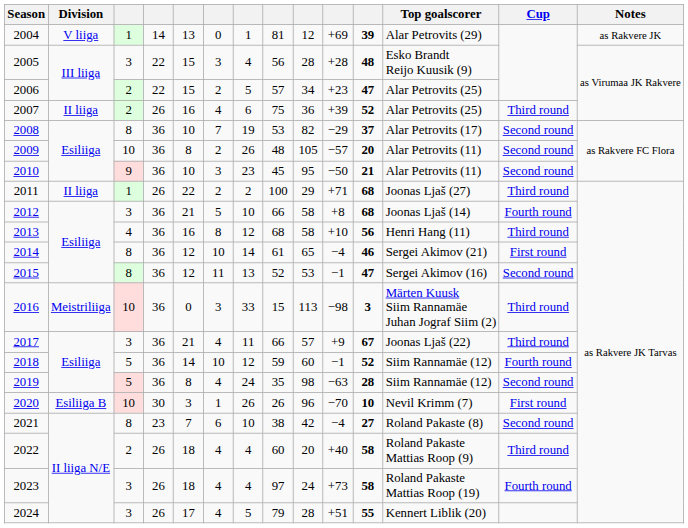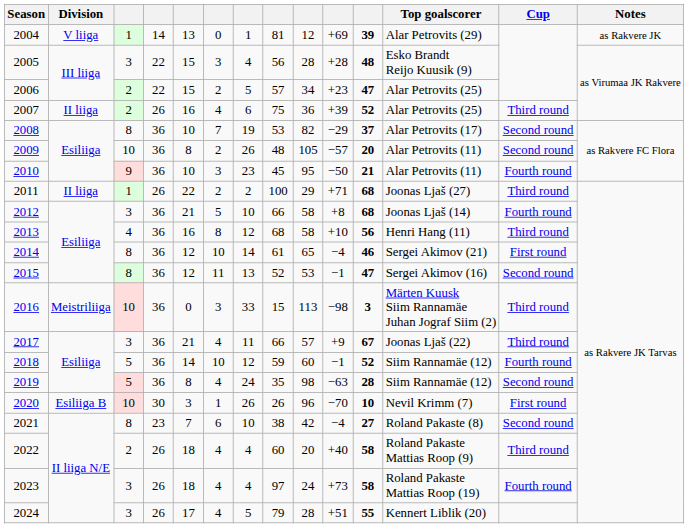(538, 171) Second round -> (538, 171) Fourth round
